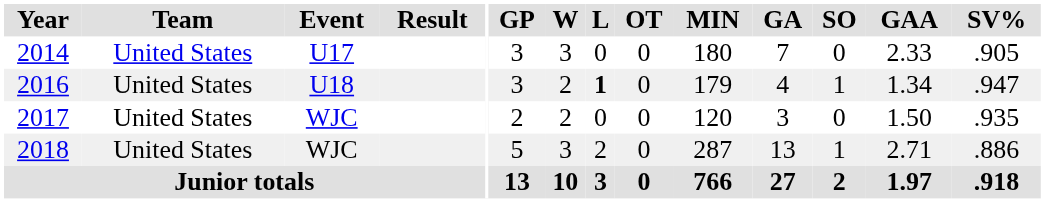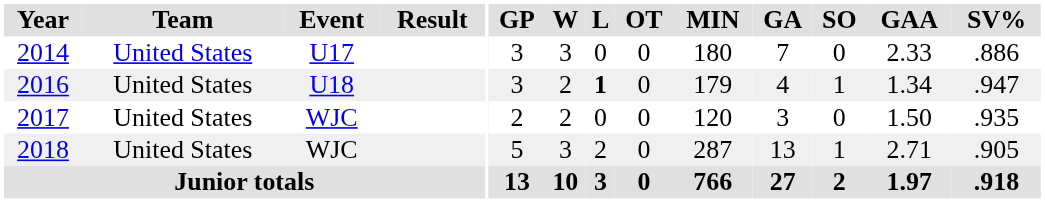(997, 52) .905 -> (997, 52) .886
(997, 149) .886 -> (997, 149) .905
